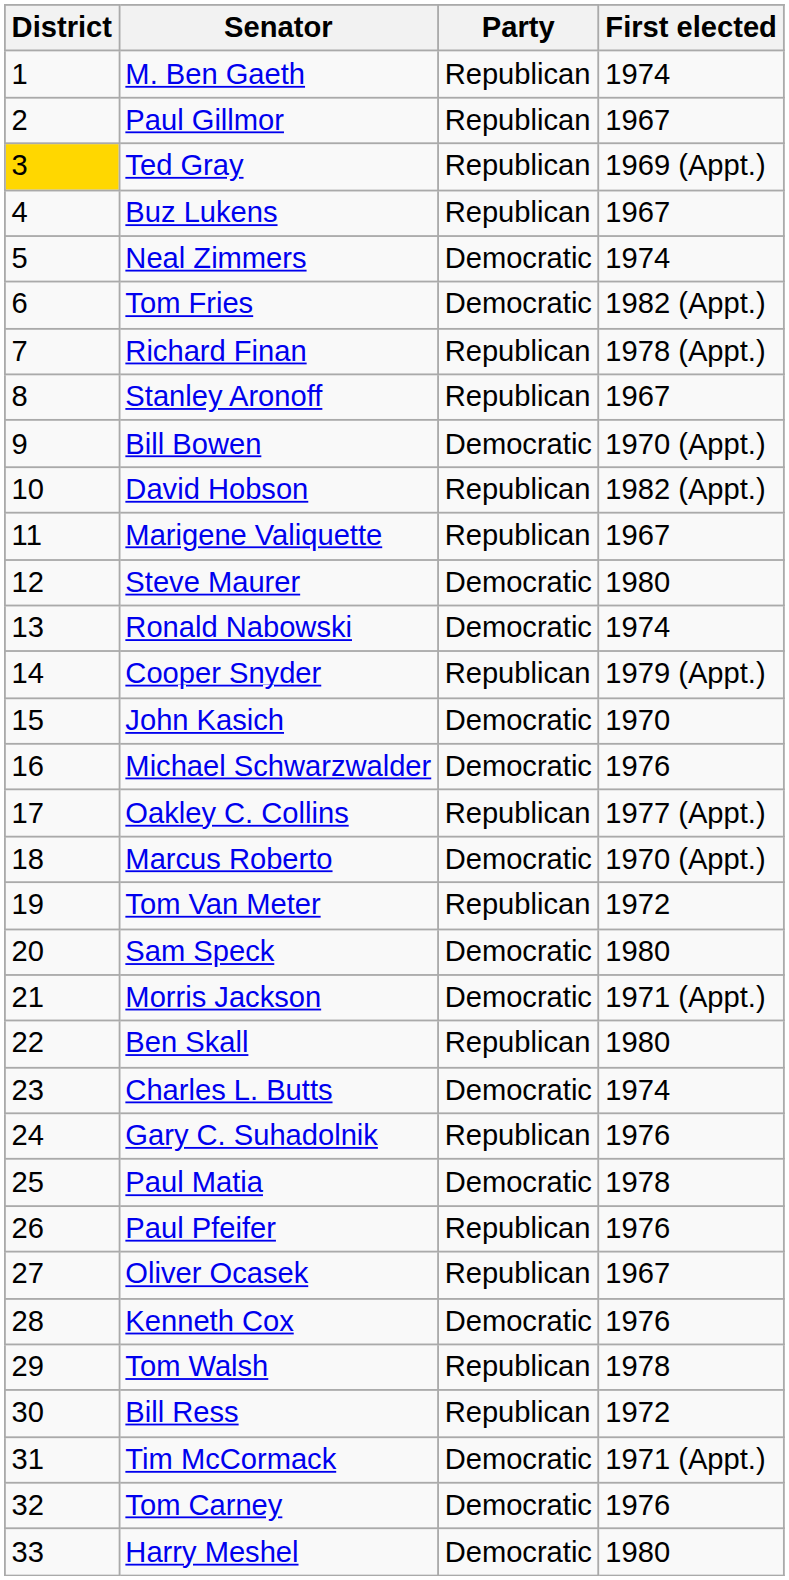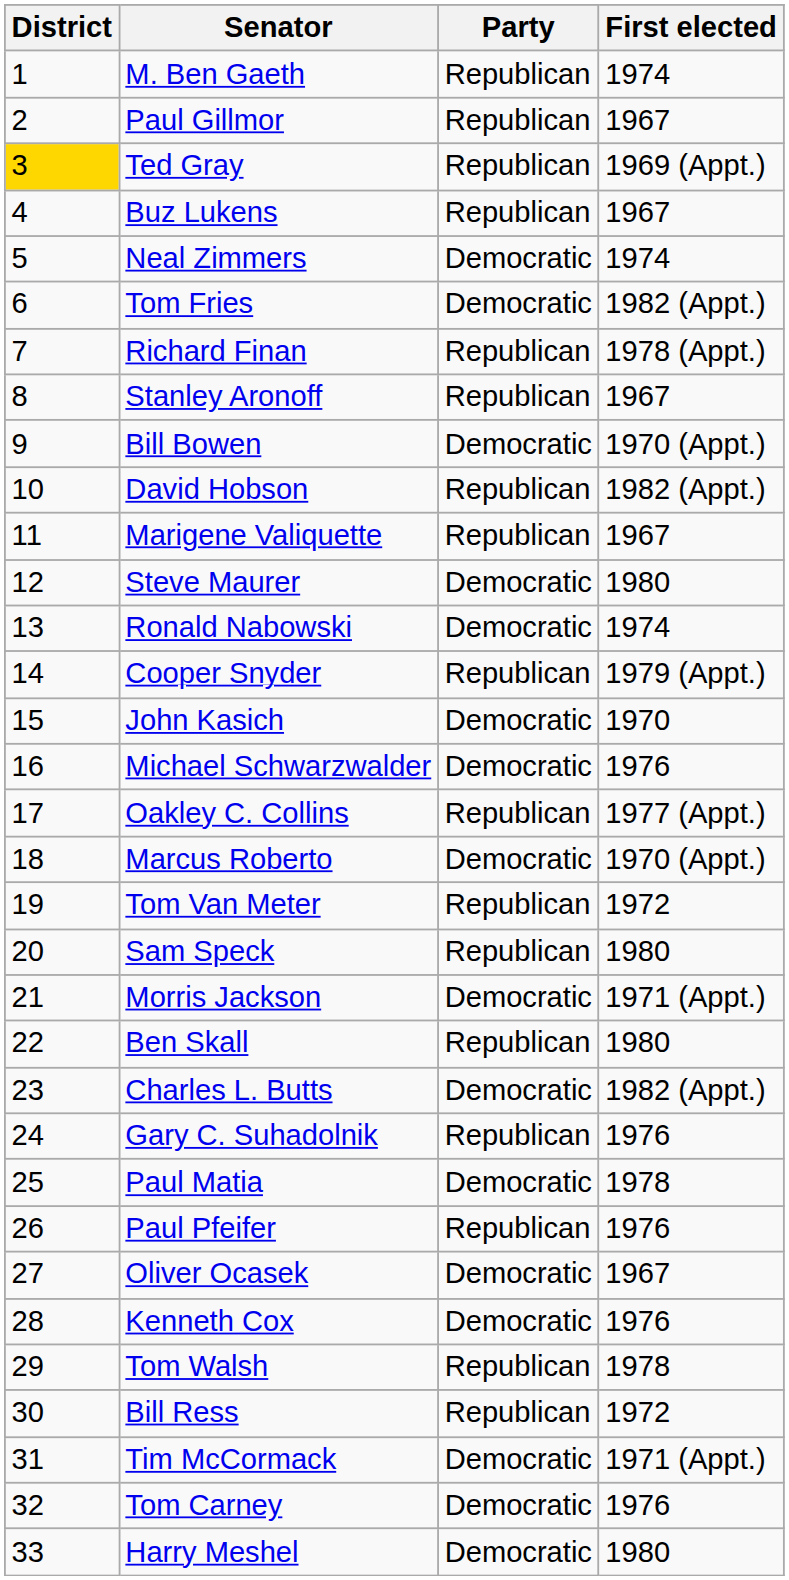(518, 951) Democratic -> (518, 951) Republican
(638, 1089) 1974 -> (685, 1089) 1982 (Appt.)
(518, 1274) Republican -> (518, 1274) Democratic
